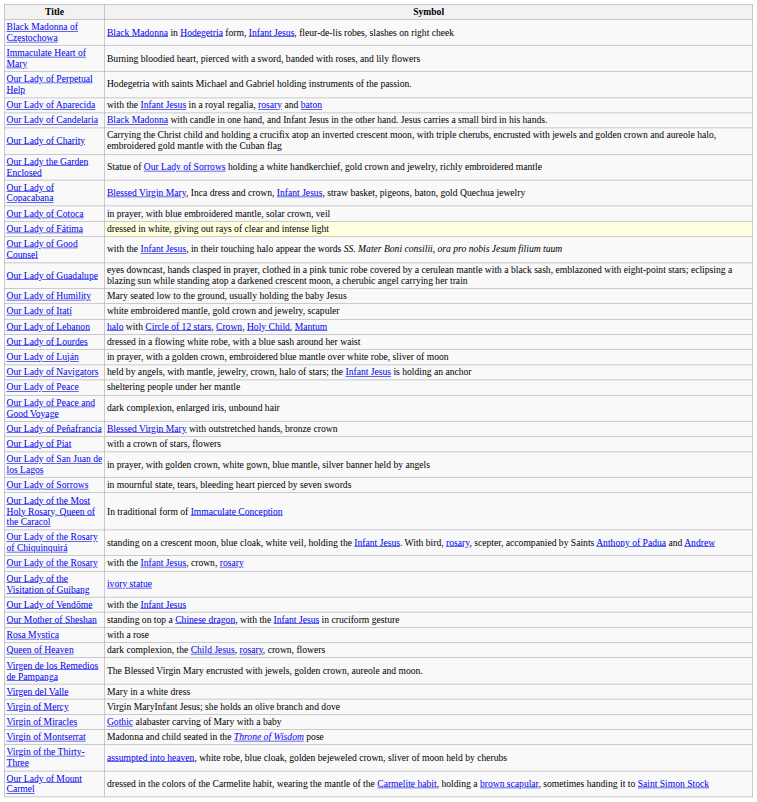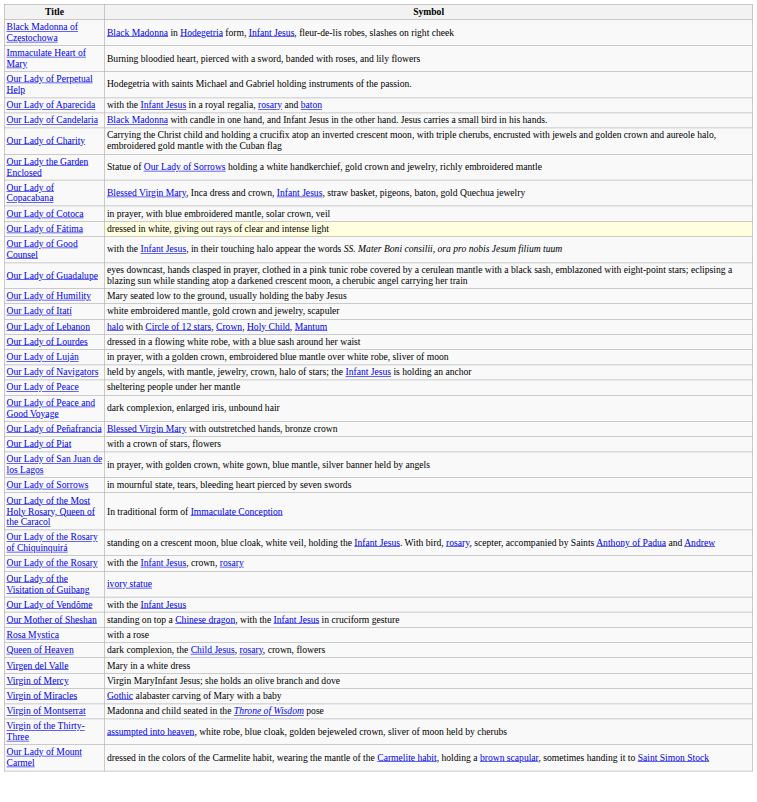- row: (52, 671)
